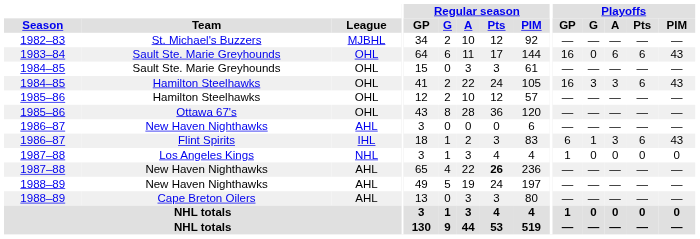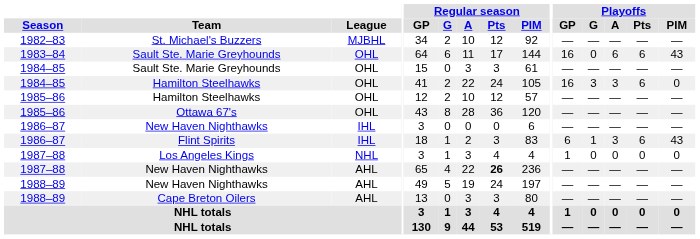(677, 83) 43 -> (677, 83) 0
(367, 126) AHL -> (367, 126) IHL
